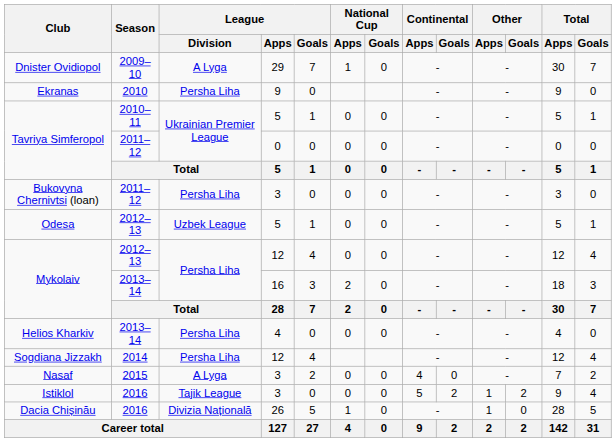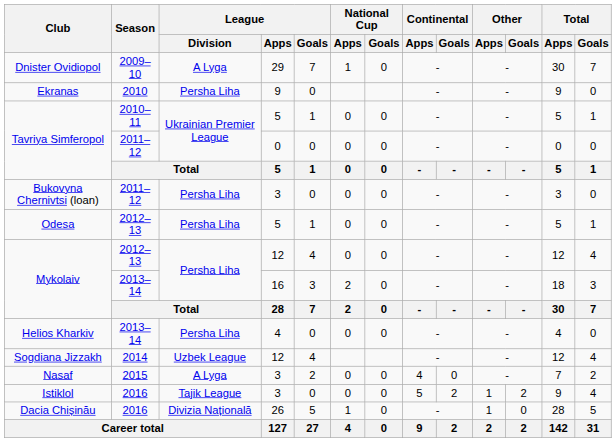(210, 224) Uzbek League -> (210, 224) Persha Liha
(210, 357) Persha Liha -> (210, 357) Uzbek League
